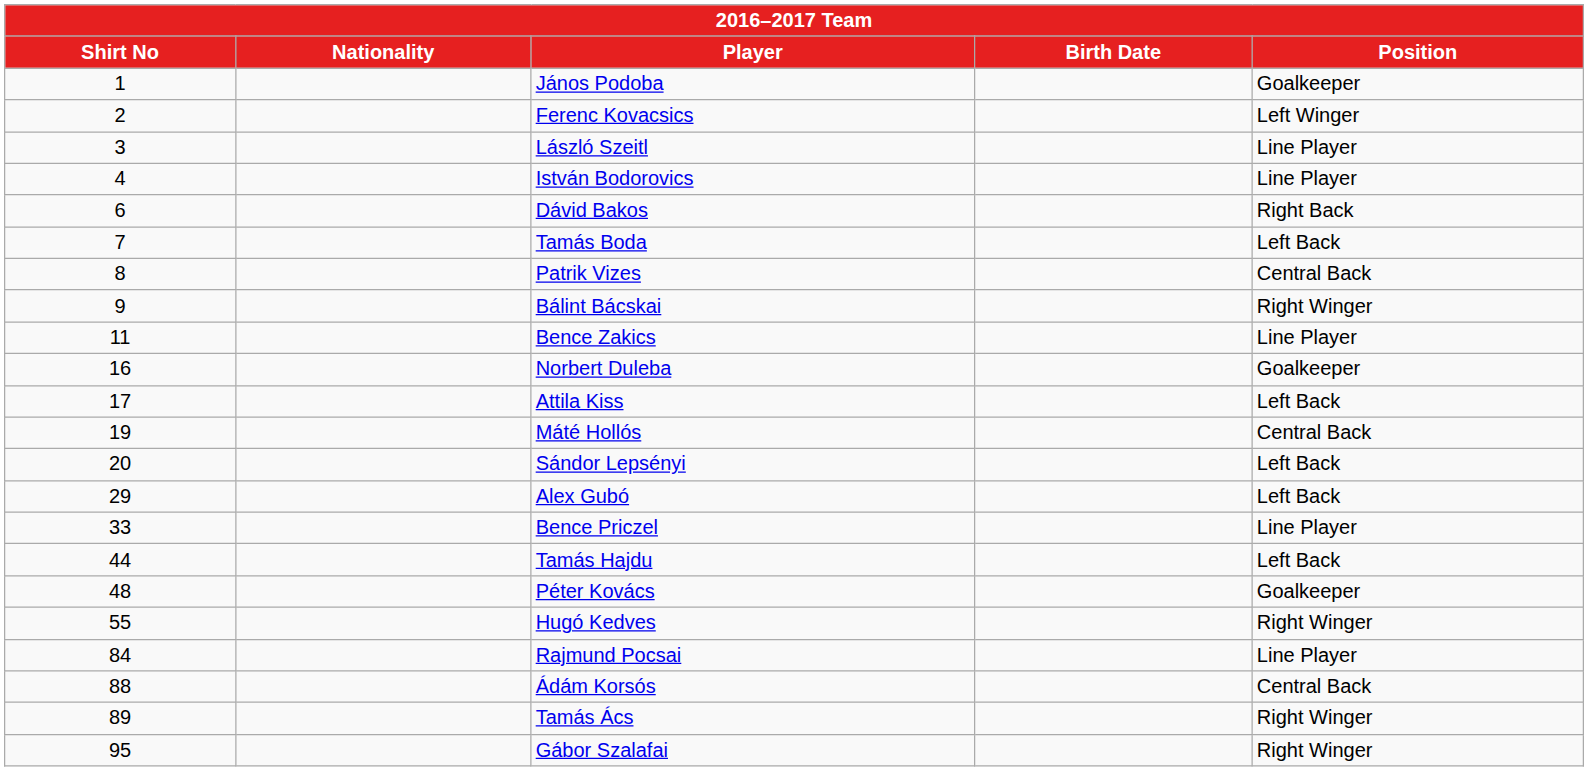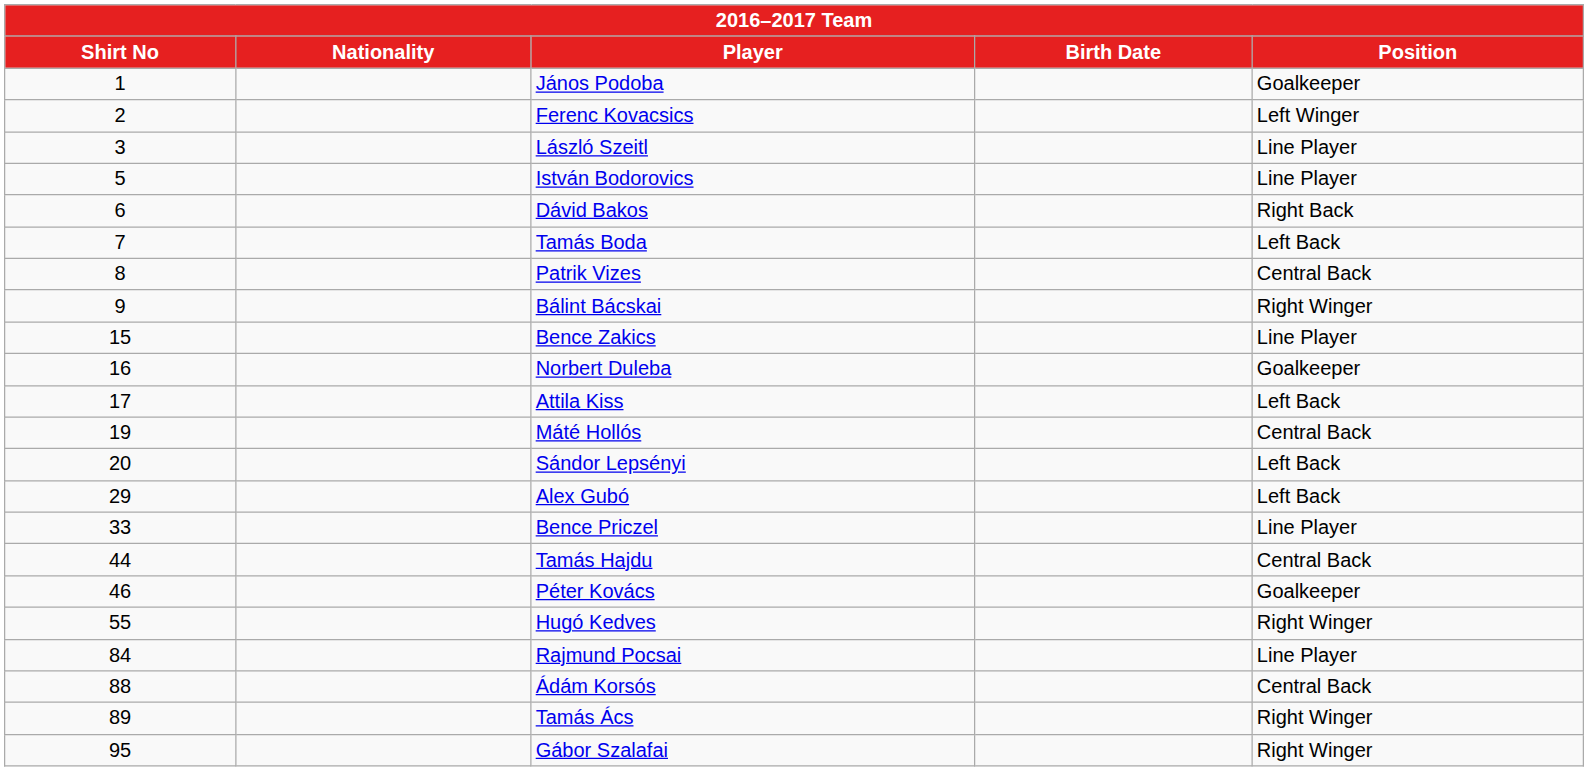(120, 178) 4 -> (120, 178) 5
(120, 337) 11 -> (120, 337) 15
(1299, 559) Left Back -> (1314, 559) Central Back
(120, 591) 48 -> (120, 591) 46
